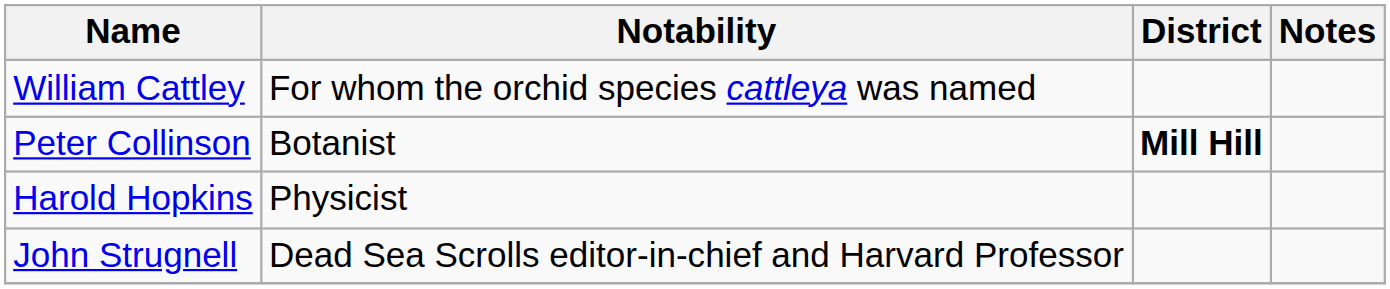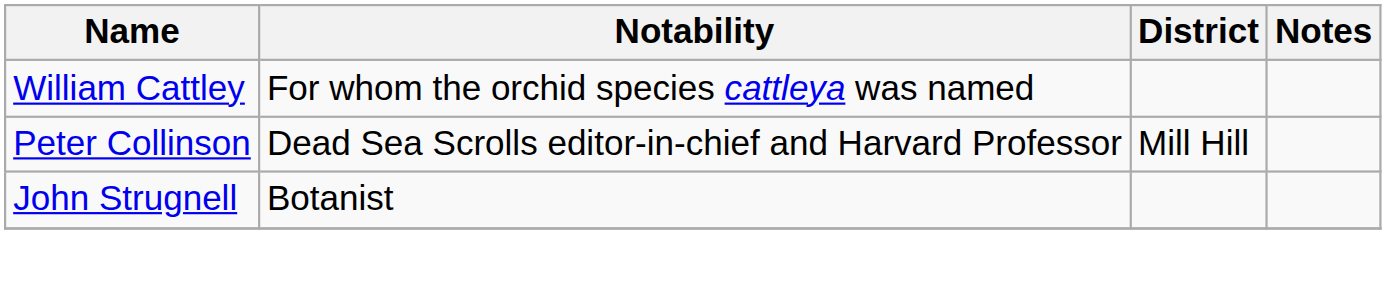(332, 143) Botanist -> (694, 143) Dead Sea Scrolls editor-in-chief and Harvard Professor
(1201, 143) bold -> (1194, 143) normal
- row: (133, 198)
(696, 254) Dead Sea Scrolls editor-in-chief and Harvard Professor -> (330, 198) Botanist
